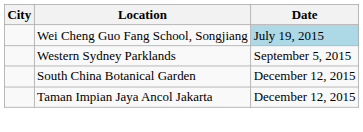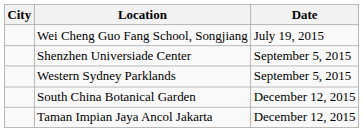(289, 35) lightblue background -> (289, 35) no background
+ row: (114, 55)
